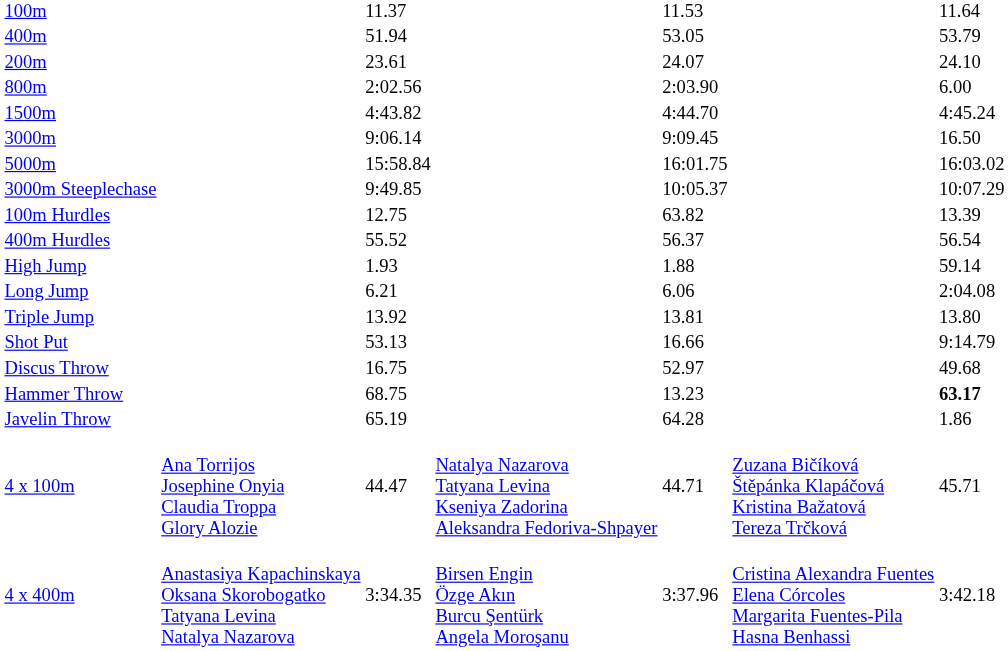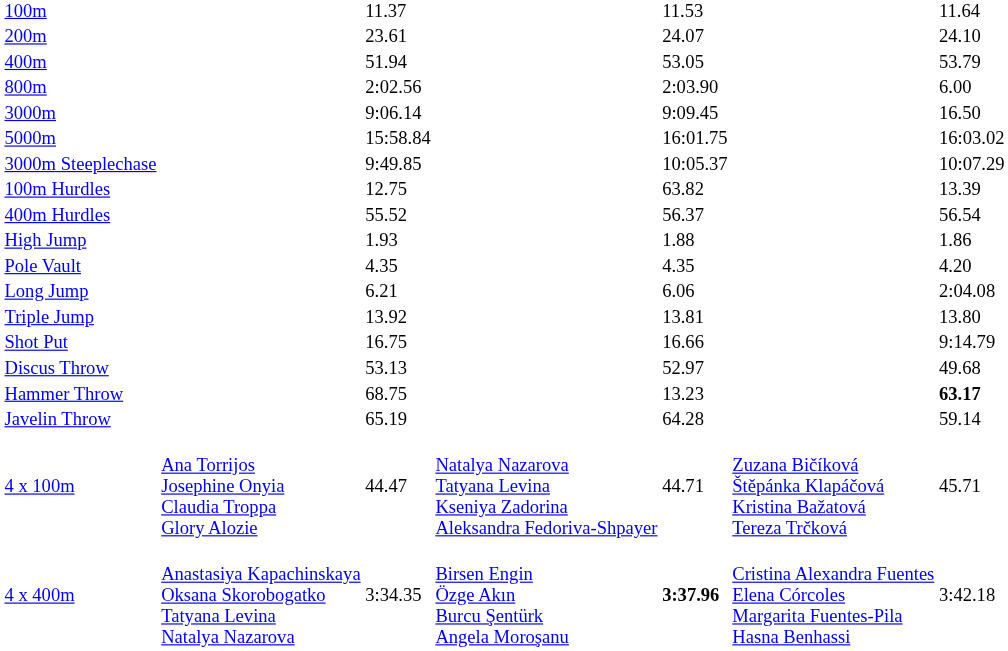rows swapped: (26, 61) <-> (26, 36)
- row: (30, 112)
(960, 266) 59.14 -> (955, 240) 1.86
+ row: (43, 266)
(386, 342) 53.13 -> (386, 342) 16.75
(386, 368) 16.75 -> (386, 368) 53.13
(955, 419) 1.86 -> (960, 419) 59.14
(690, 595) normal -> (691, 595) bold
